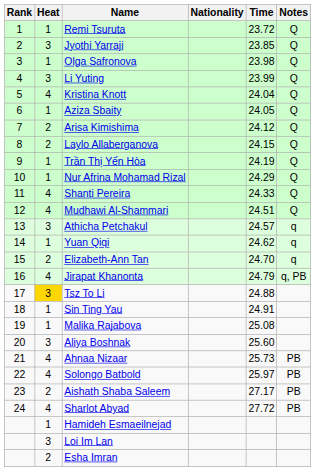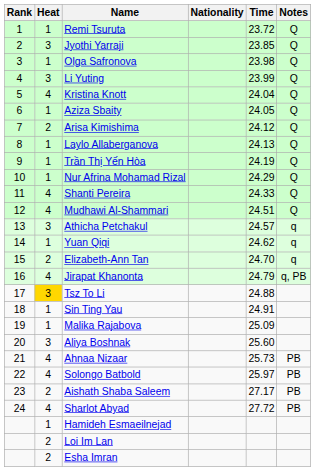(48, 144) 2 -> (48, 144) 1
(261, 144) 24.15 -> (261, 144) 24.13
(261, 326) 25.08 -> (261, 326) 25.09
(48, 441) 3 -> (48, 441) 2
